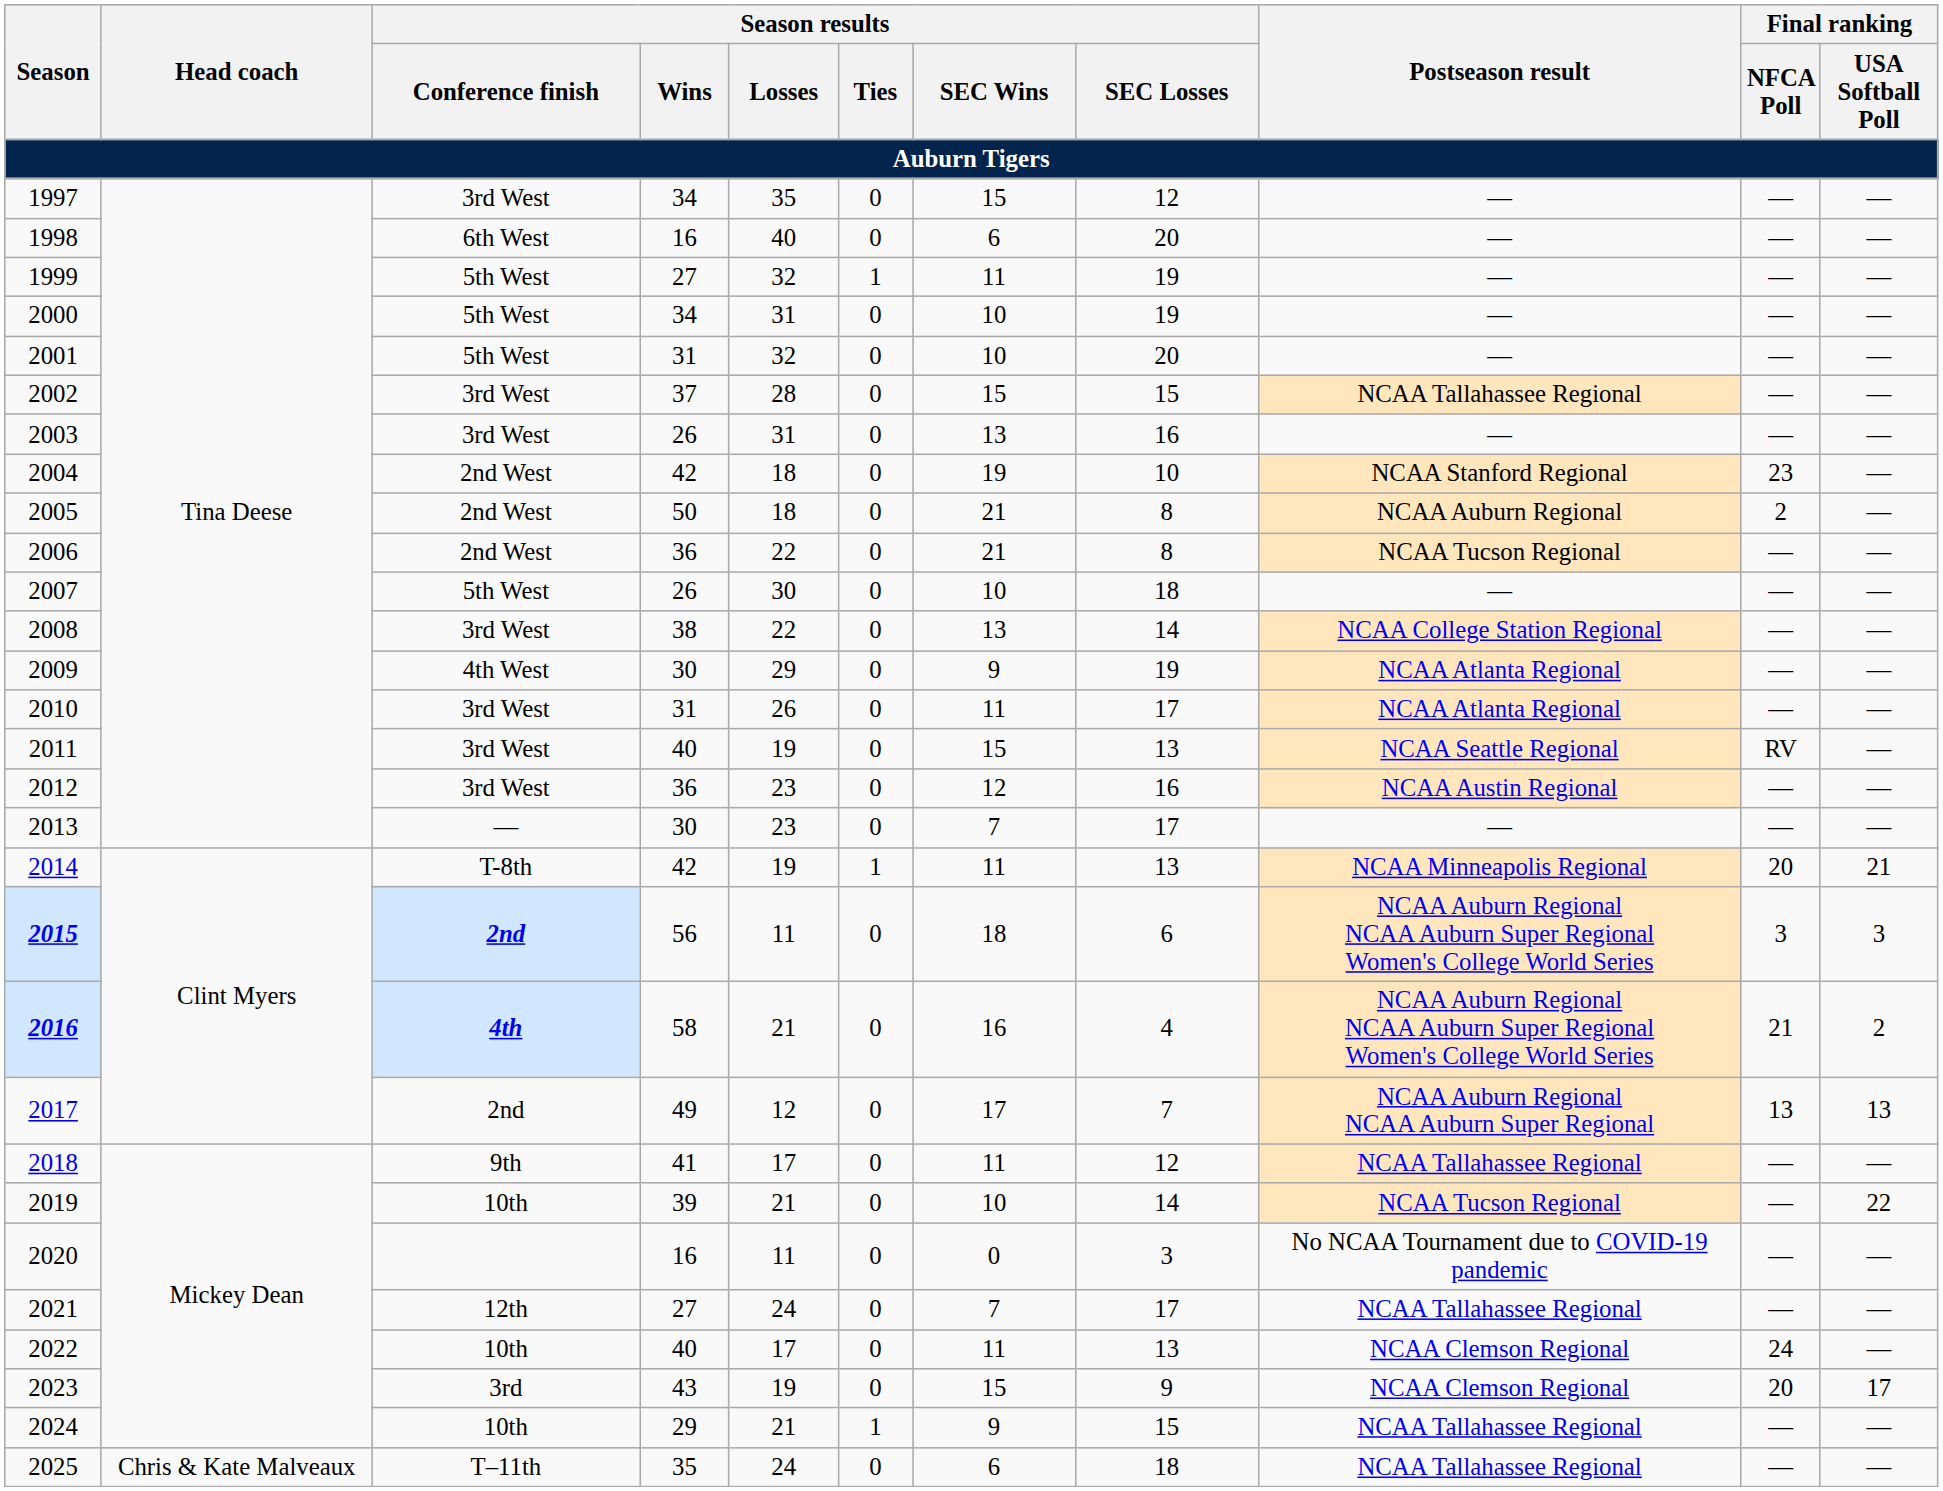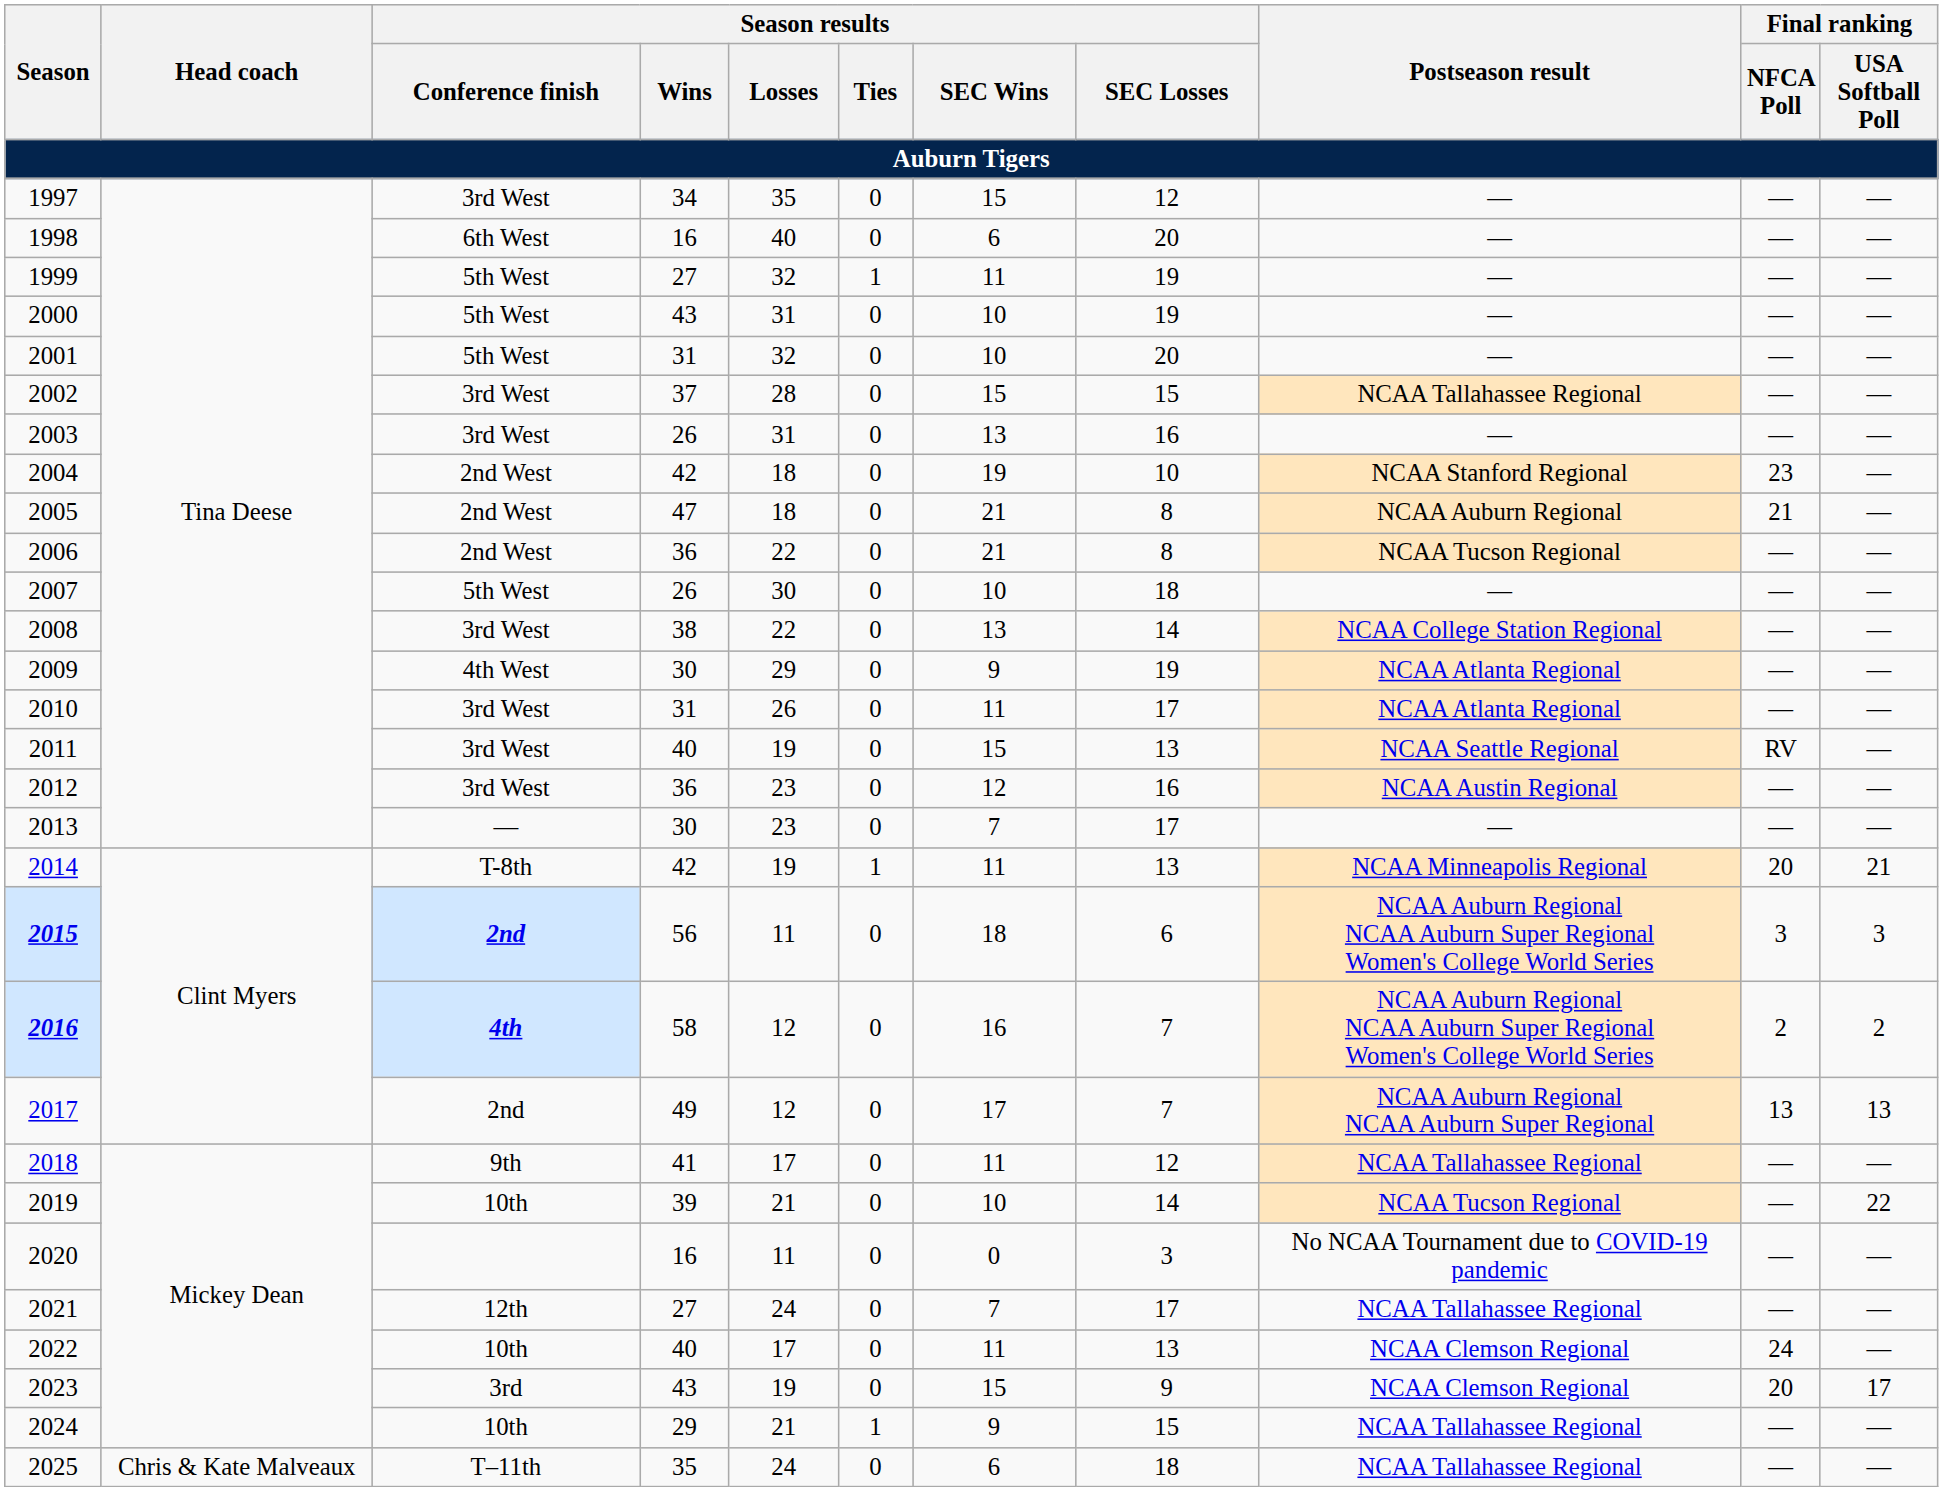(684, 315) 34 -> (684, 315) 43
(684, 512) 50 -> (684, 512) 47
(1781, 512) 2 -> (1781, 512) 21
(784, 1028) 21 -> (784, 1028) 12
(1167, 1028) 4 -> (1167, 1028) 7
(1781, 1028) 21 -> (1781, 1028) 2
